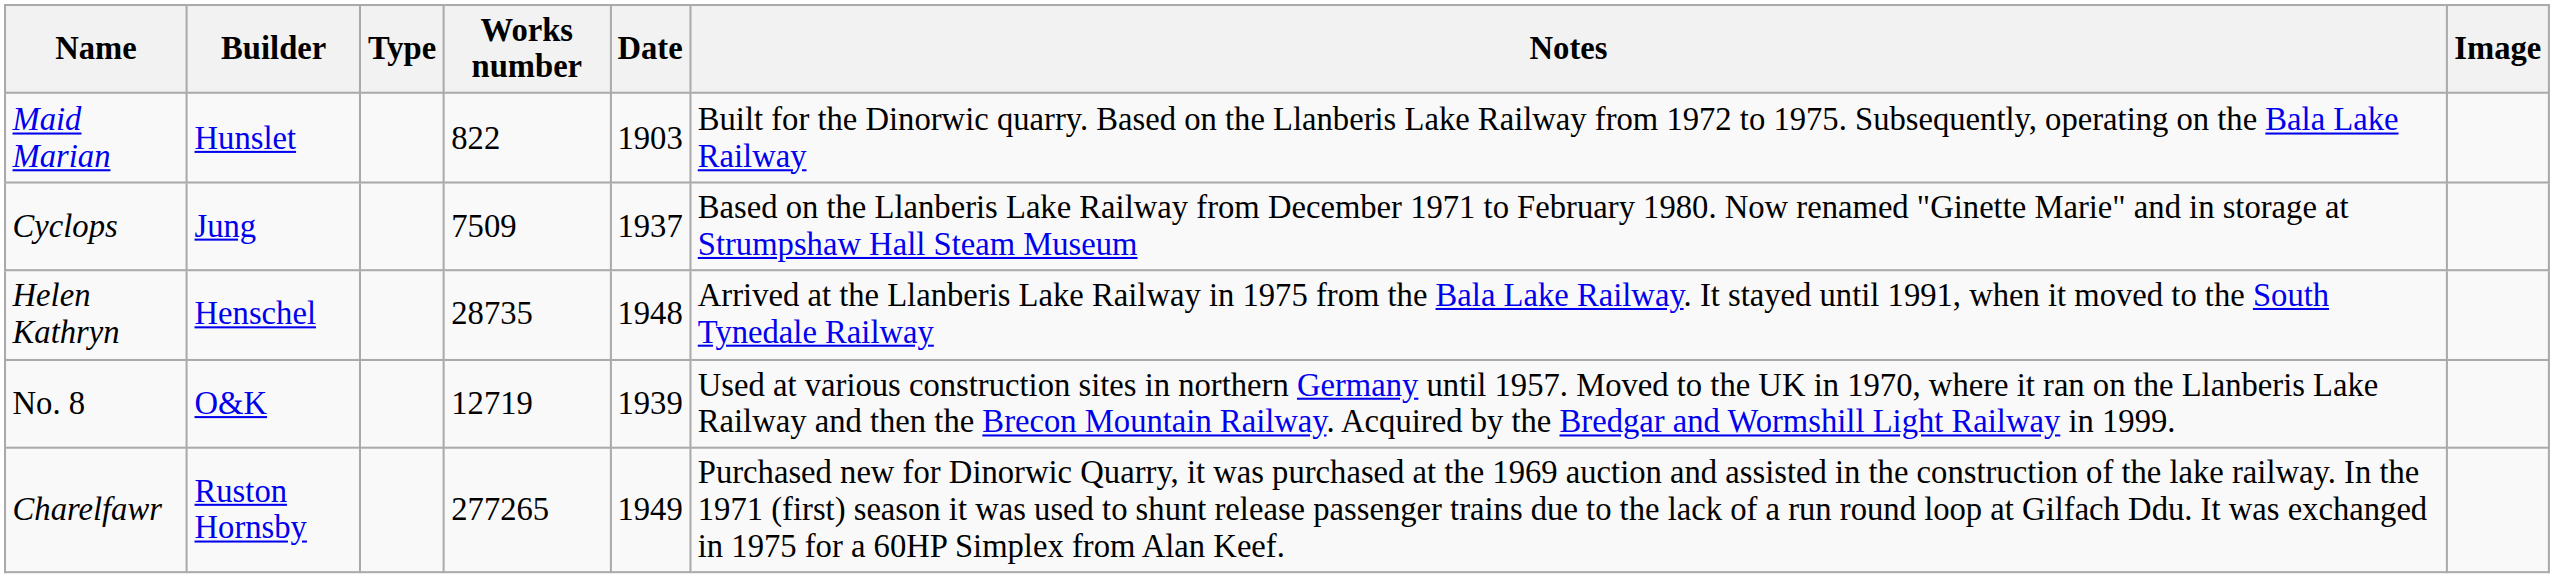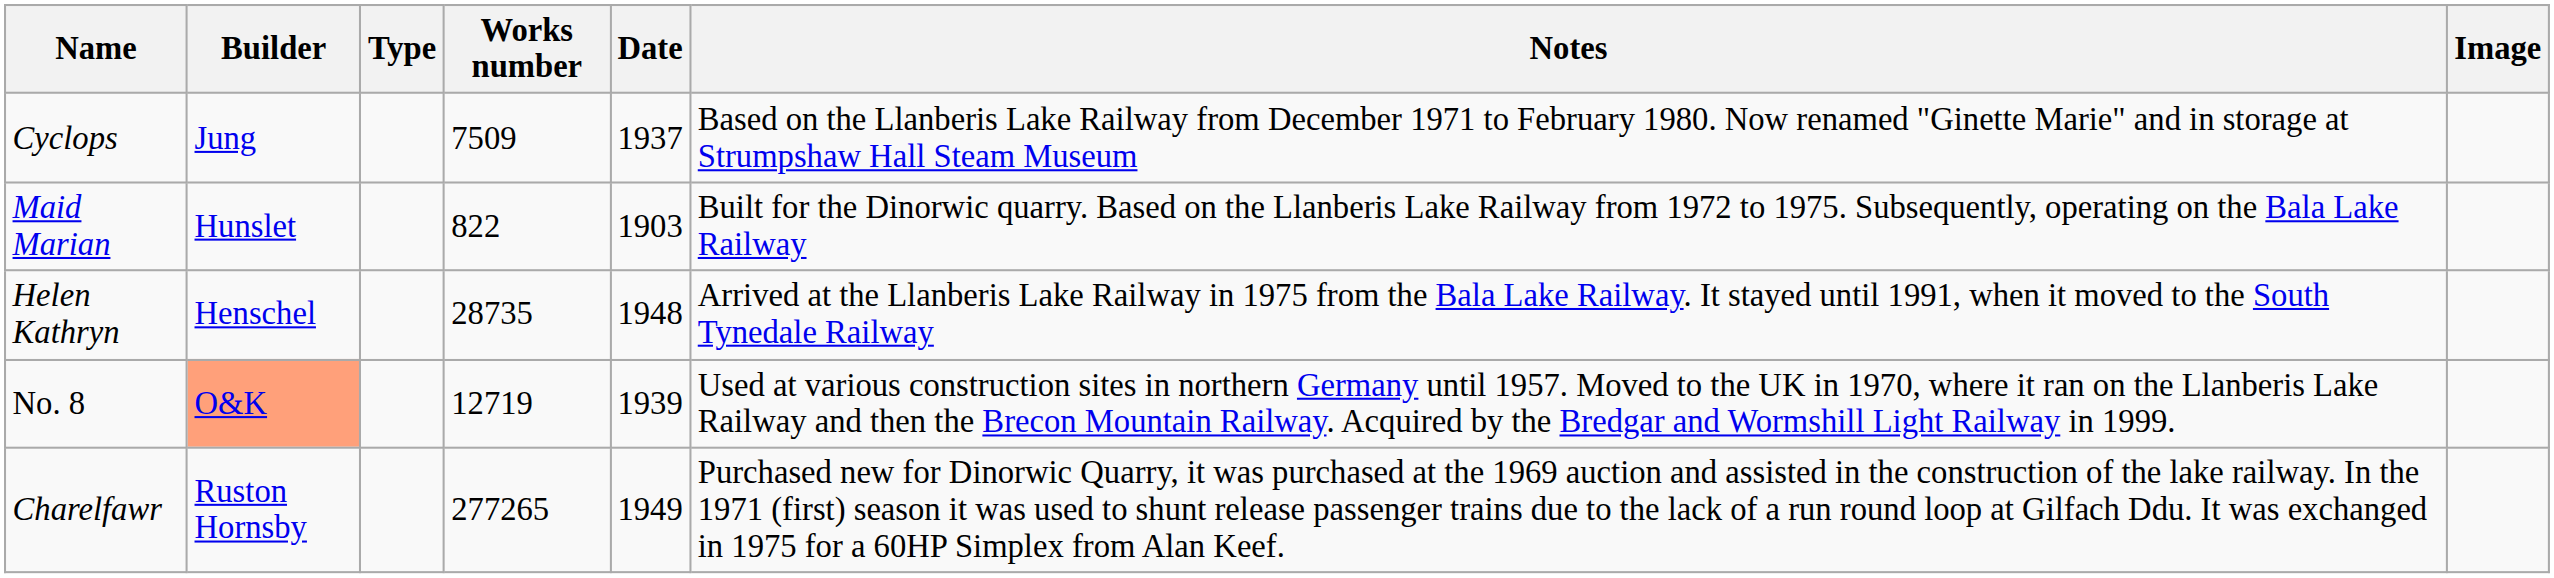rows swapped: (62, 137) <-> (65, 225)
(231, 402) no background -> (231, 402) lightsalmon background
